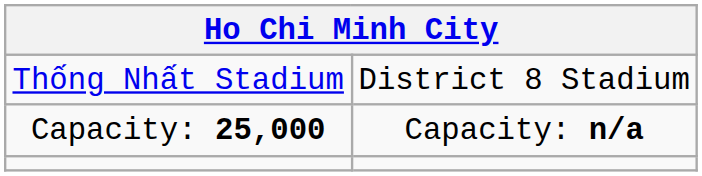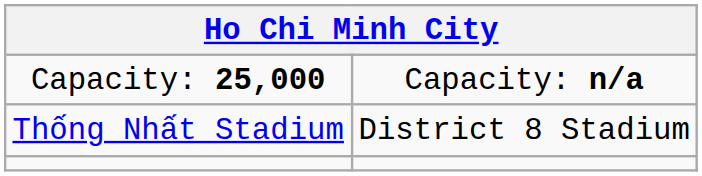rows swapped: (178, 80) <-> (178, 130)
